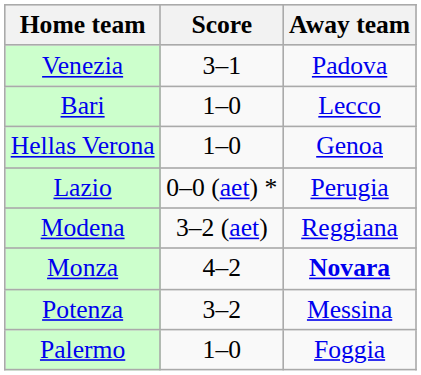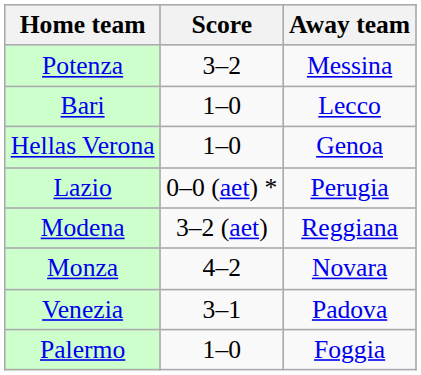rows swapped: (83, 65) <-> (83, 308)
(350, 268) bold -> (350, 268) normal
